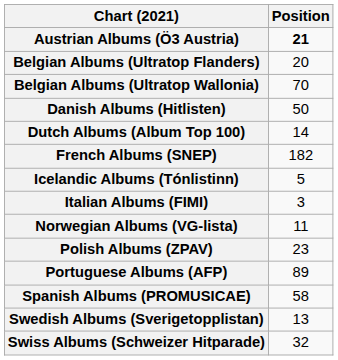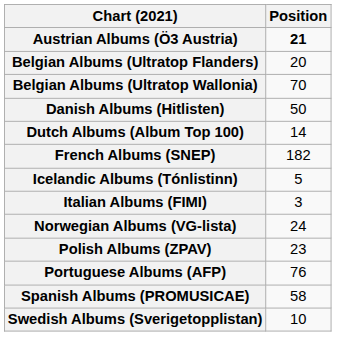(301, 226) 11 -> (298, 226) 24
(301, 272) 89 -> (298, 272) 76
(301, 319) 13 -> (298, 319) 10
- row: (136, 343)
